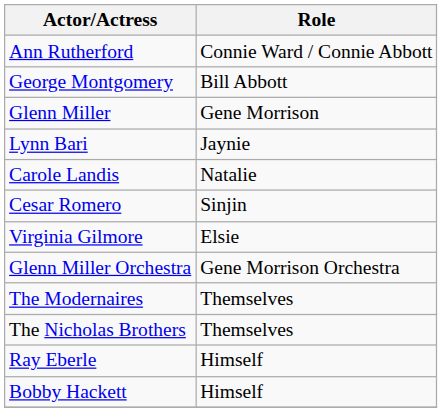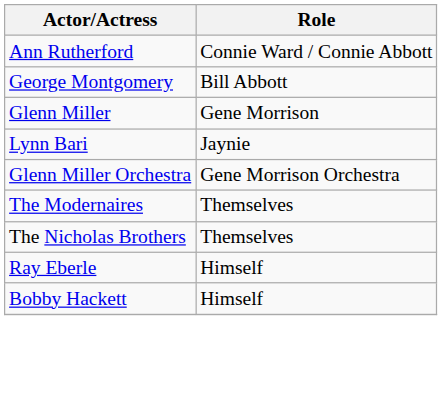- row: (64, 174)
- row: (65, 205)
- row: (76, 236)
